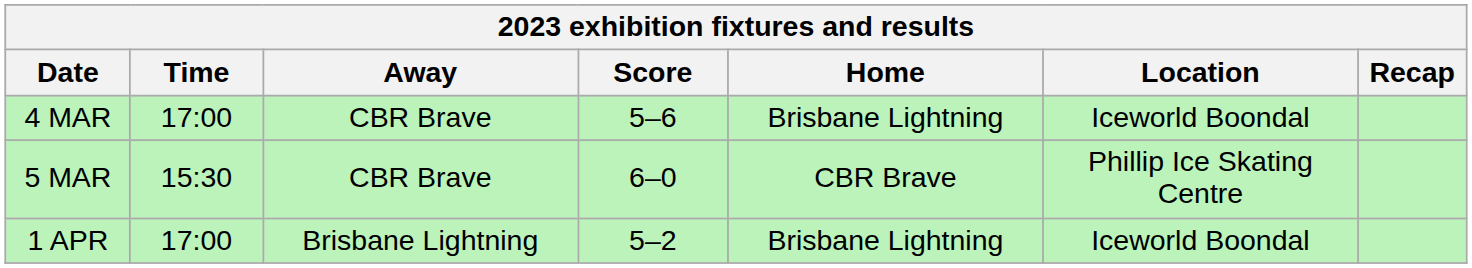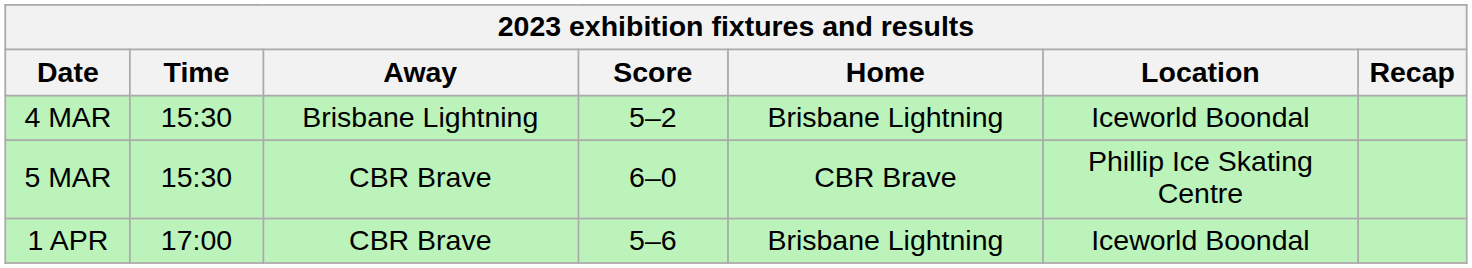(196, 117) 17:00 -> (196, 117) 15:30
(420, 117) CBR Brave -> (420, 117) Brisbane Lightning
(653, 117) 5–6 -> (653, 117) 5–2
(420, 239) Brisbane Lightning -> (420, 239) CBR Brave
(653, 239) 5–2 -> (653, 239) 5–6
